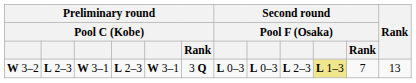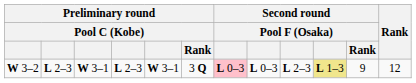(230, 68) no background -> (230, 68) pink background
(363, 68) 7 -> (363, 68) 9
(395, 68) 13 -> (395, 68) 12
